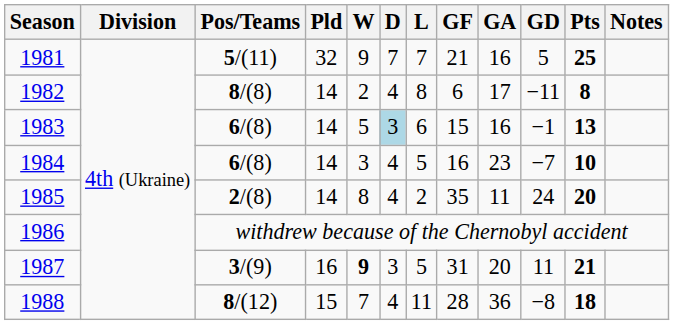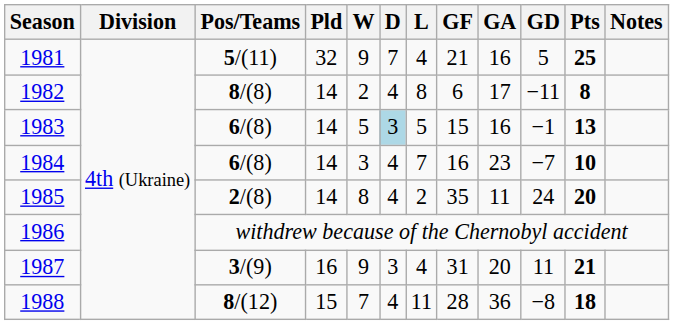(421, 57) 7 -> (421, 57) 4
(421, 127) 6 -> (421, 127) 5
(421, 162) 5 -> (421, 162) 7
(364, 267) bold -> (364, 267) normal
(421, 267) 5 -> (421, 267) 4
